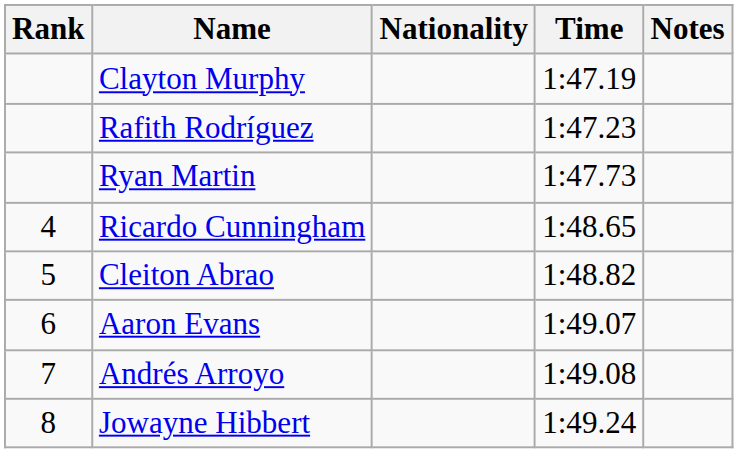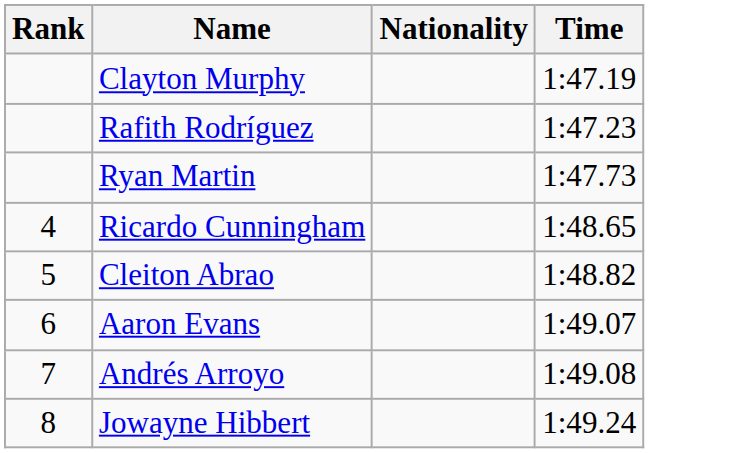- column: (688, 29)
